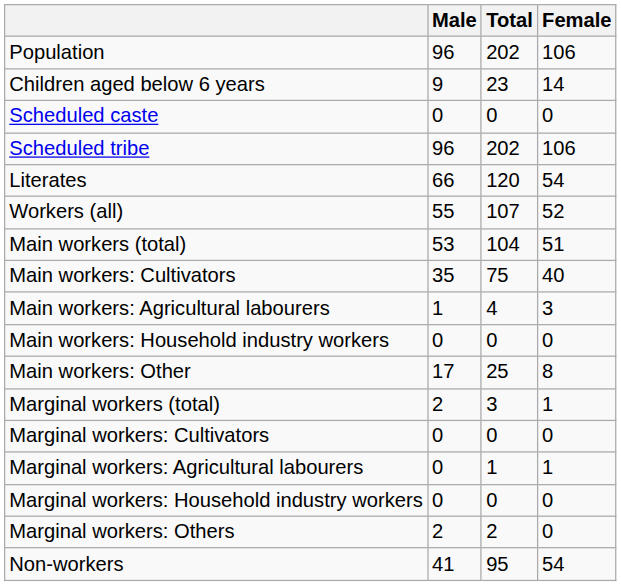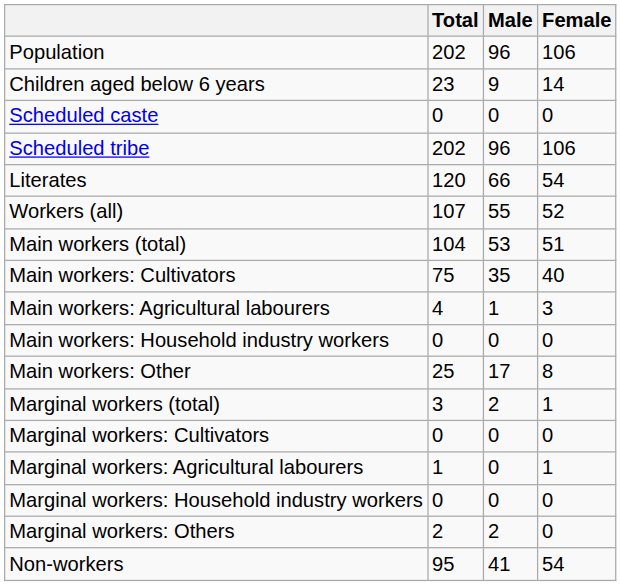columns swapped: (509, 20) <-> (454, 20)
